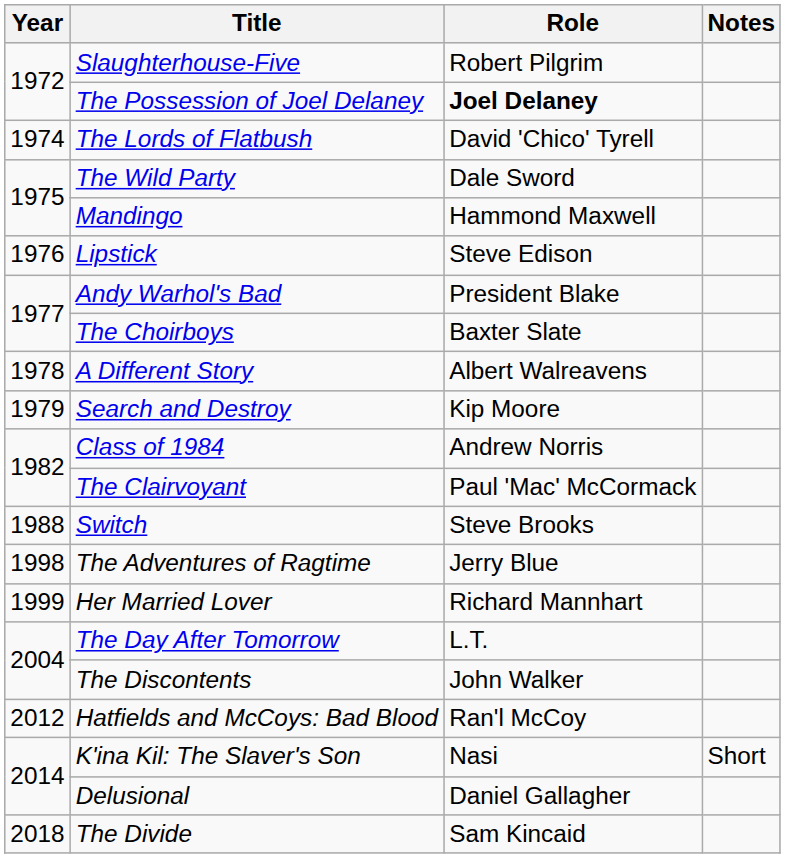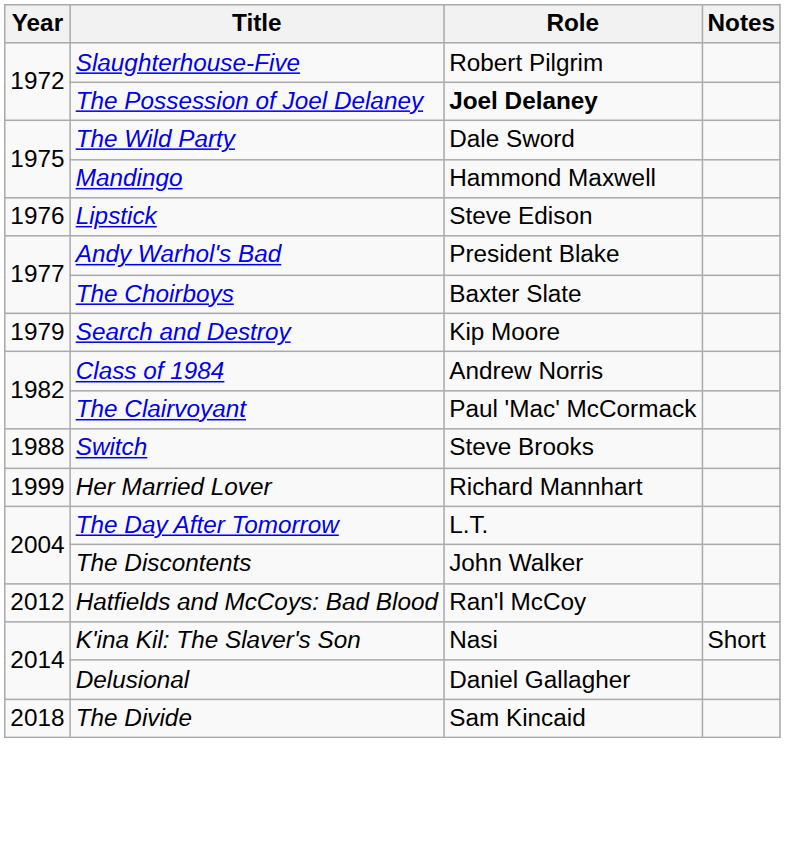- row: (194, 139)
- row: (164, 370)
- row: (223, 563)
